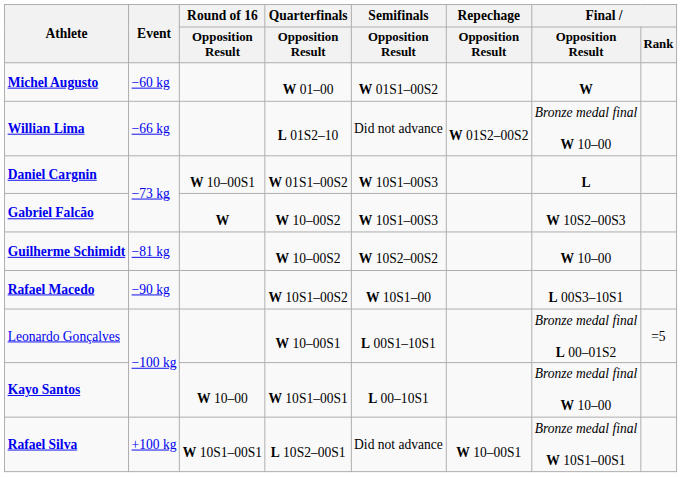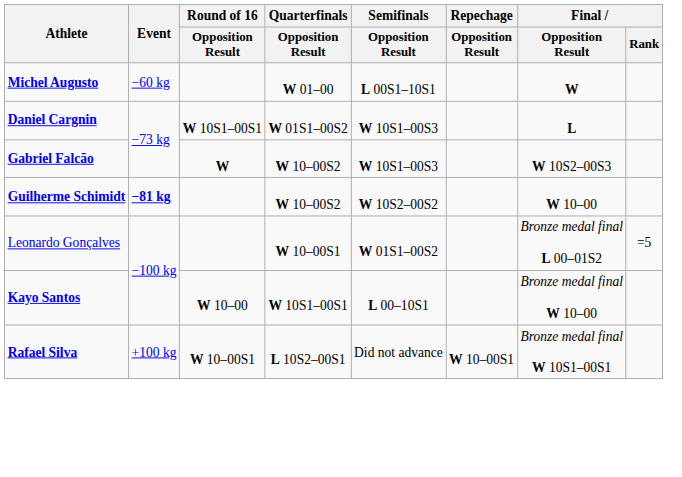(398, 90) W 01S1–00S2 -> (398, 90) L 00S1–10S1
- row: (46, 128)
(222, 183) W 10–00S1 -> (222, 128) W 10S1–00S1
(151, 251) normal -> (151, 197) bold
- row: (51, 290)
(398, 344) L 00S1–10S1 -> (398, 251) W 01S1–00S2
(222, 452) W 10S1–00S1 -> (222, 360) W 10–00S1
